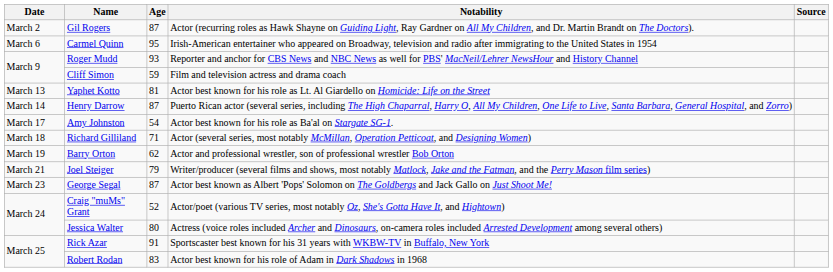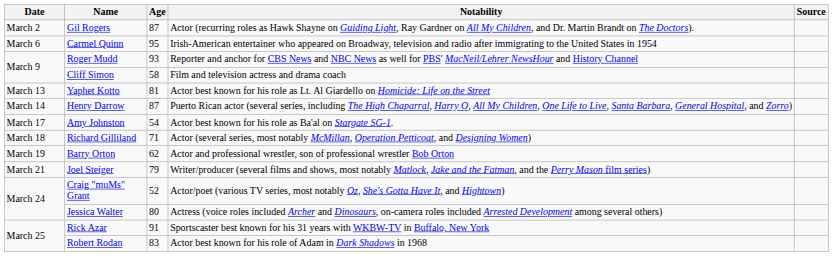(154, 75) 59 -> (154, 75) 58
- row: (94, 185)
